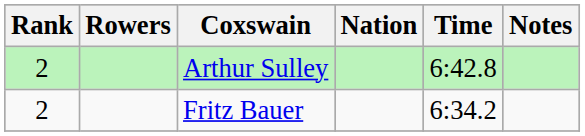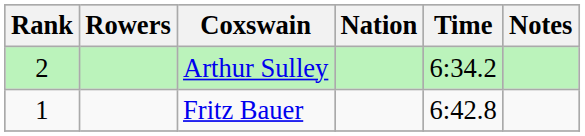(463, 67) 6:42.8 -> (463, 67) 6:34.2
(42, 109) 2 -> (42, 109) 1
(463, 109) 6:34.2 -> (463, 109) 6:42.8
